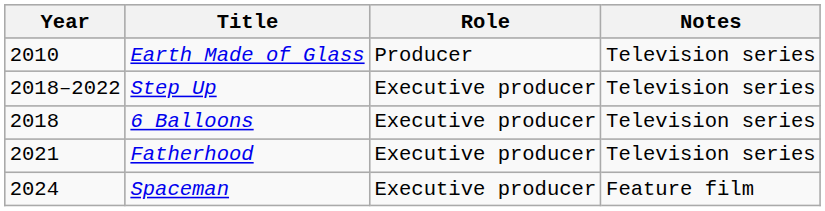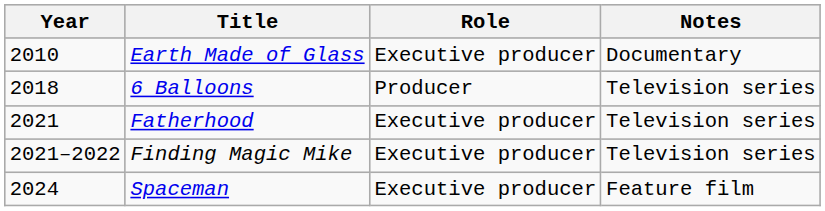(424, 55) Producer -> (485, 55) Executive producer
(711, 55) Television series -> (674, 55) Documentary
- row: (174, 88)
(485, 122) Executive producer -> (424, 88) Producer
+ row: (241, 155)
